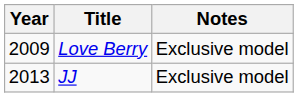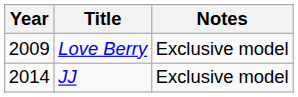(29, 77) 2013 -> (29, 77) 2014
